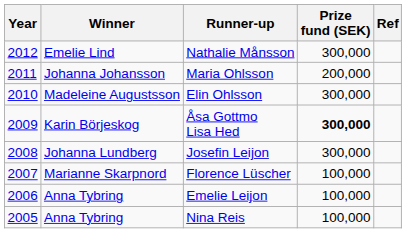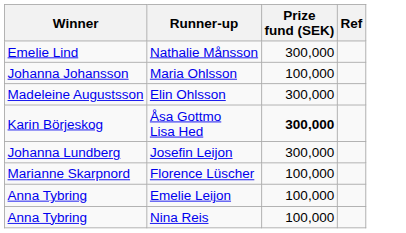- column: (23, 23)
(346, 73) 200,000 -> (310, 73) 100,000
